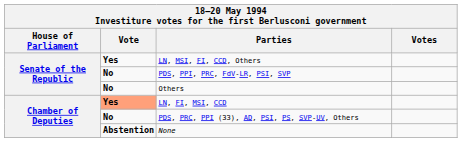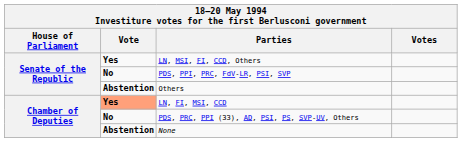(108, 88) No -> (129, 88) Abstention
